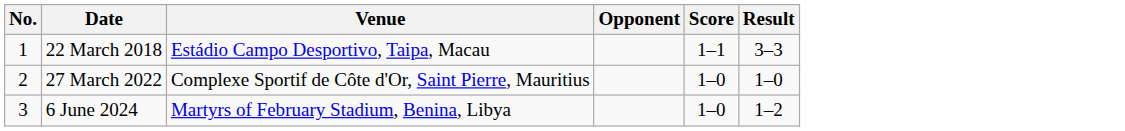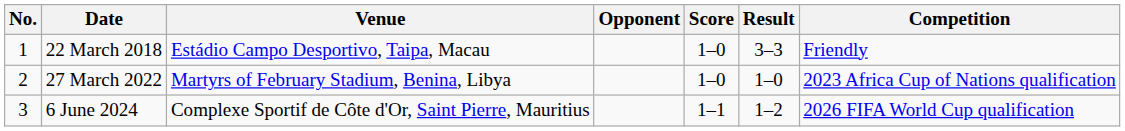+ column: (960, 19)
(711, 49) 1–1 -> (711, 49) 1–0
(380, 79) Complexe Sportif de Côte d'Or, Saint Pierre, Mauritius -> (341, 79) Martyrs of February Stadium, Benina, Libya
(341, 110) Martyrs of February Stadium, Benina, Libya -> (380, 110) Complexe Sportif de Côte d'Or, Saint Pierre, Mauritius
(711, 110) 1–0 -> (711, 110) 1–1
